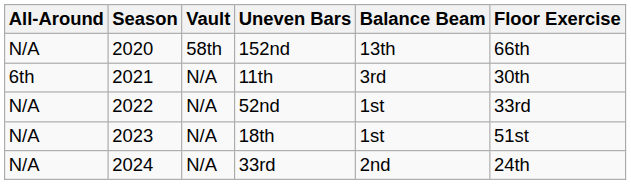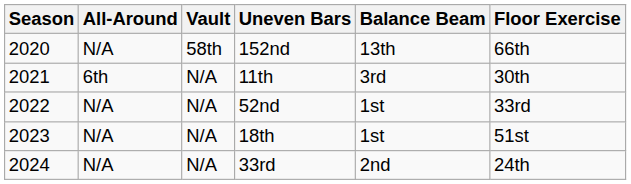columns swapped: (145, 19) <-> (56, 19)
